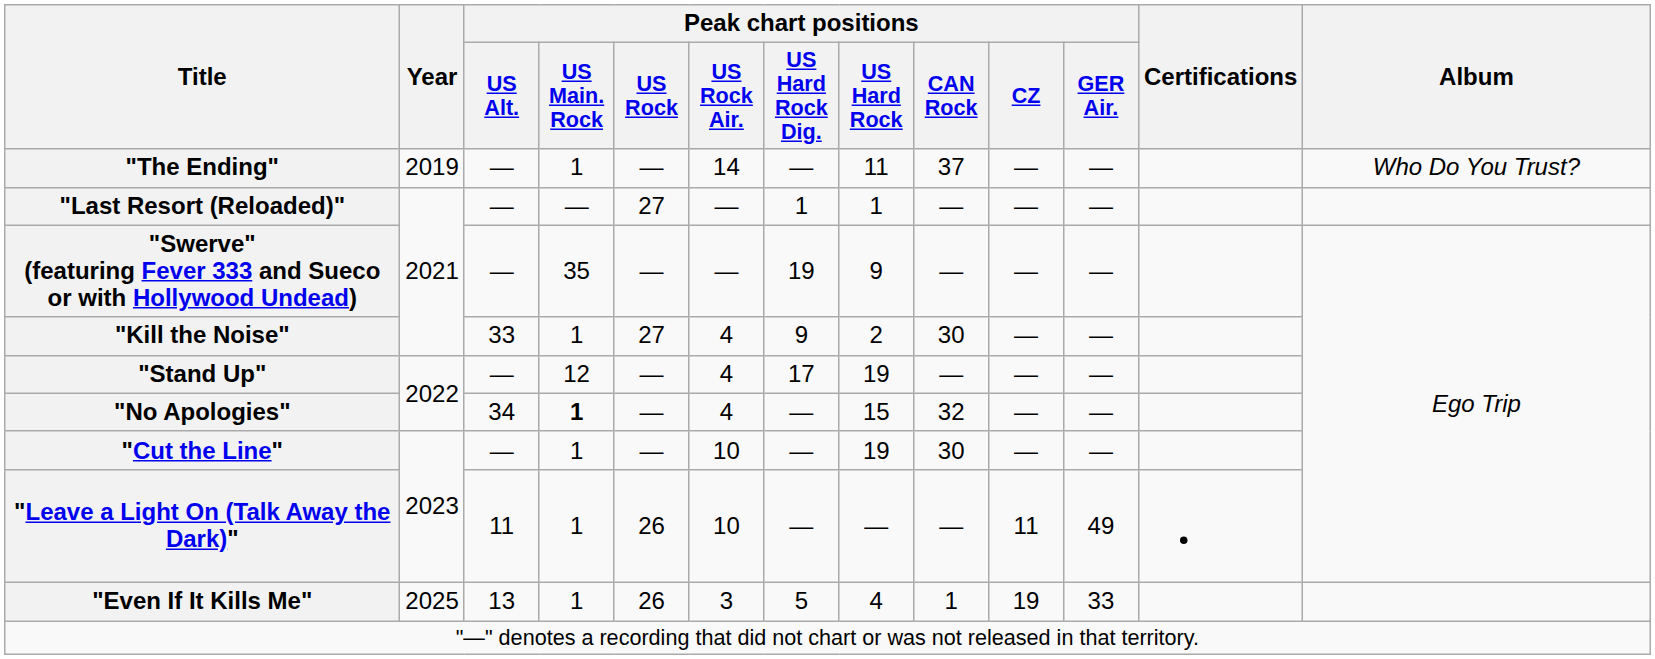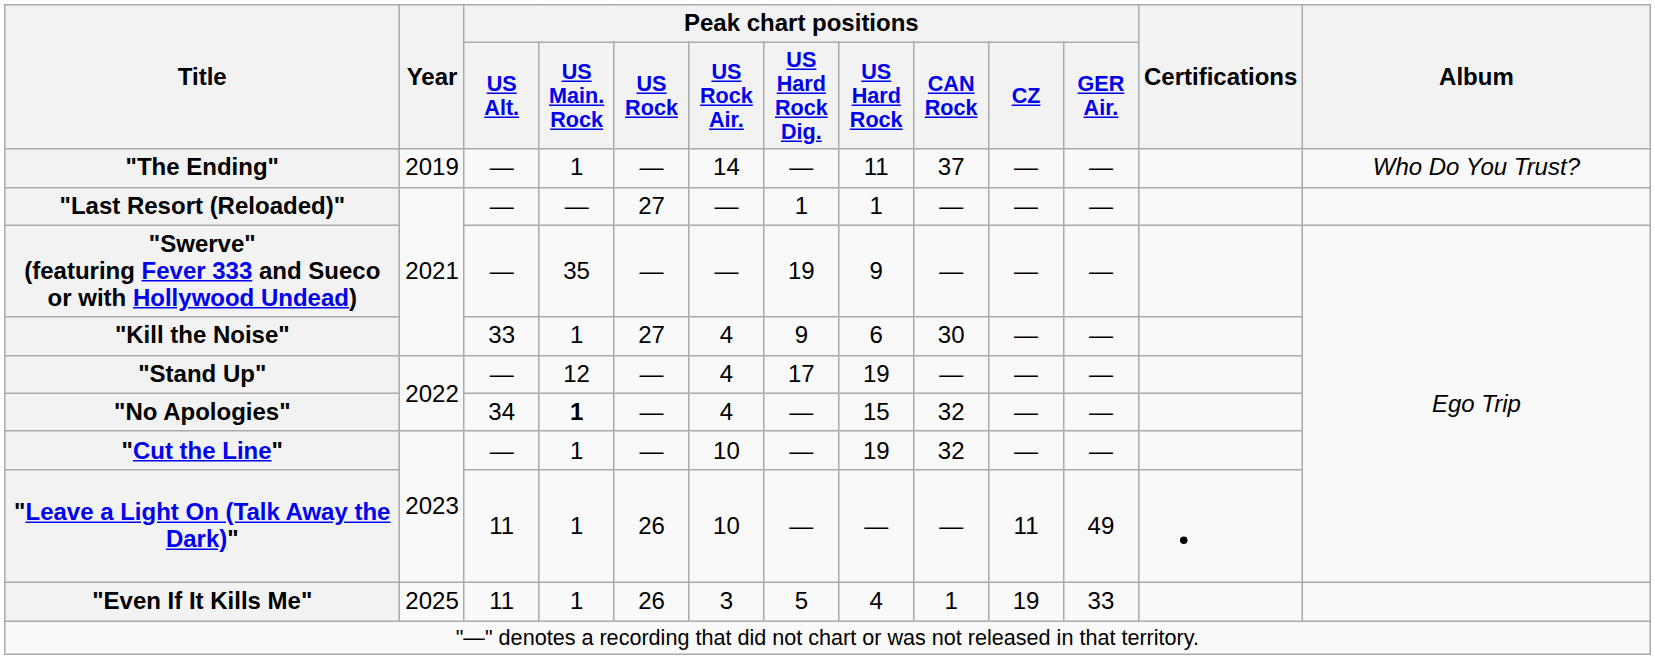(876, 335) 2 -> (876, 335) 6
(951, 450) 30 -> (951, 450) 32
(502, 601) 13 -> (502, 601) 11
